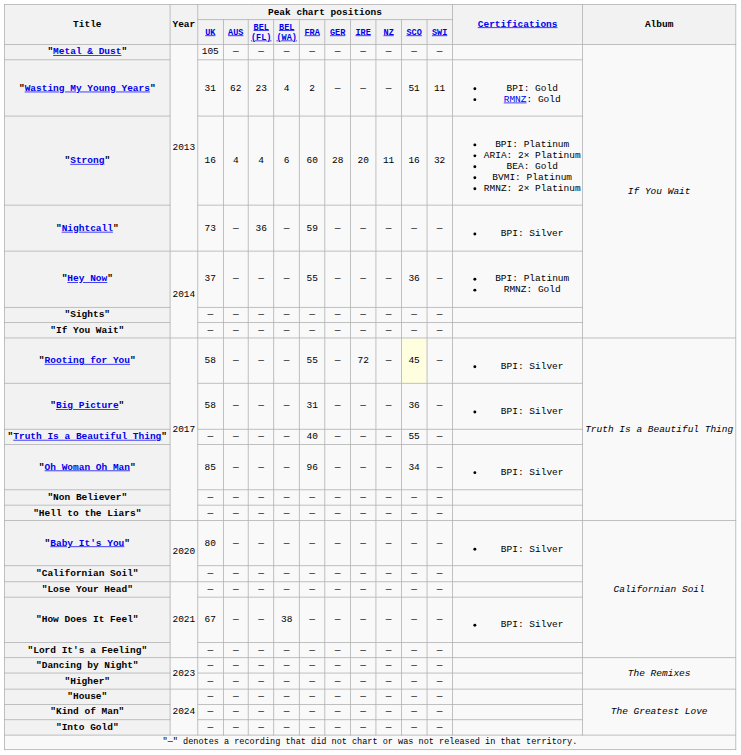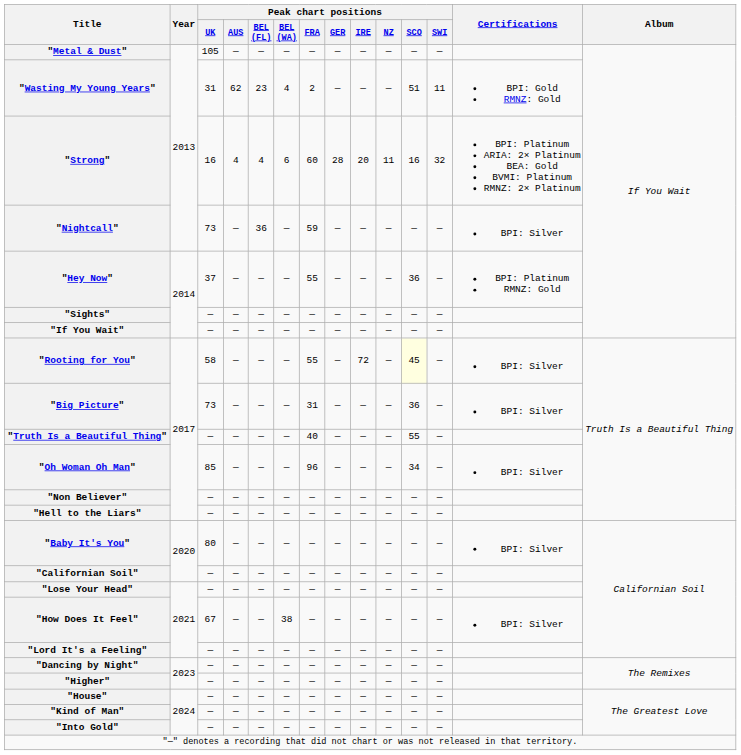(210, 406) 58 -> (210, 406) 73
